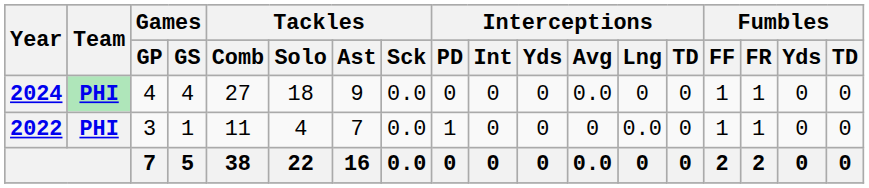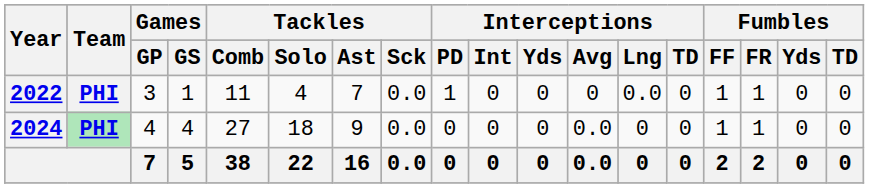rows swapped: (36, 129) <-> (36, 94)
